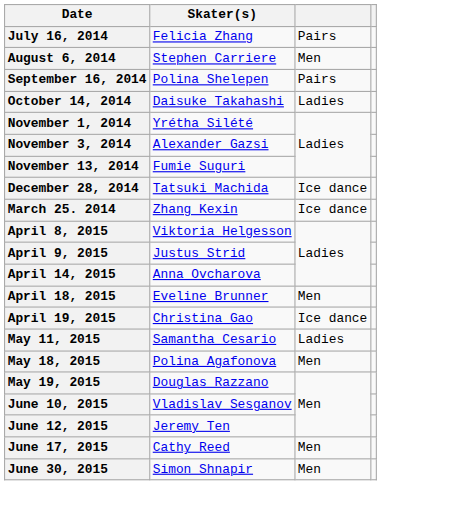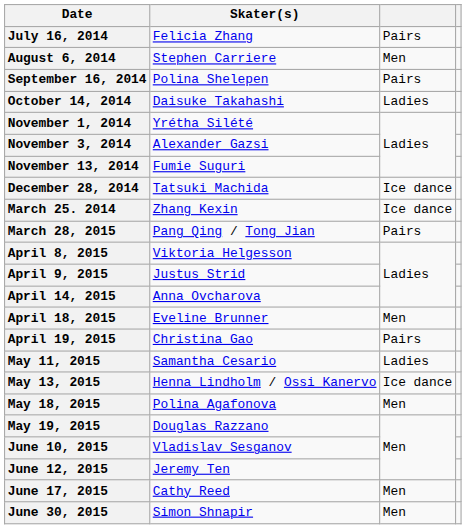+ row: (62, 231)
(333, 318) Ice dance -> (402, 339) Pairs
+ row: (54, 383)
